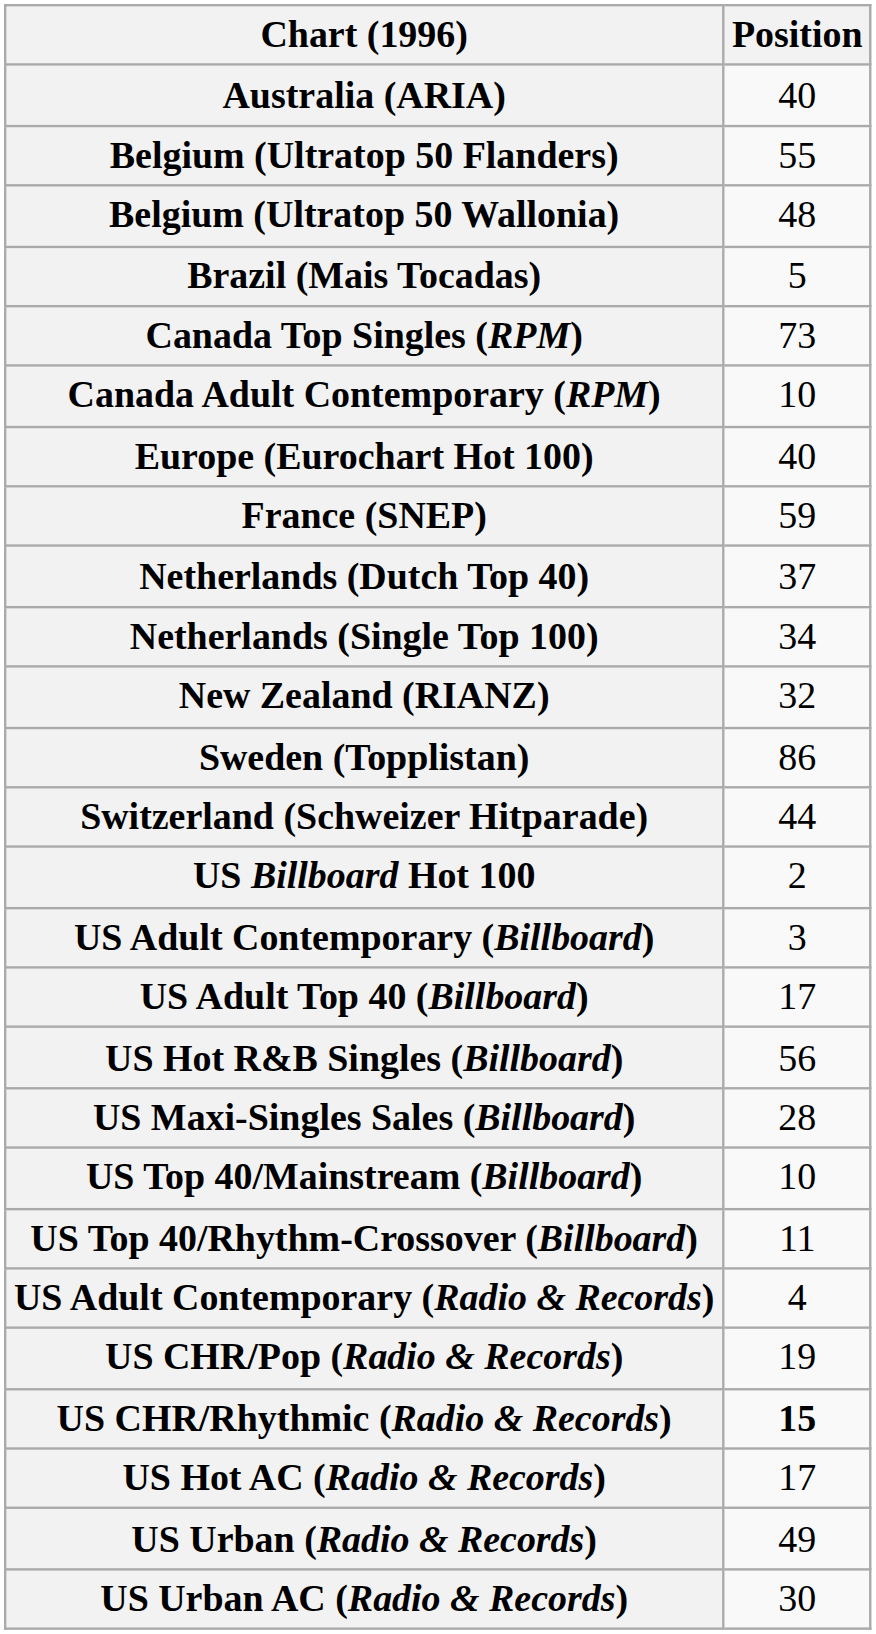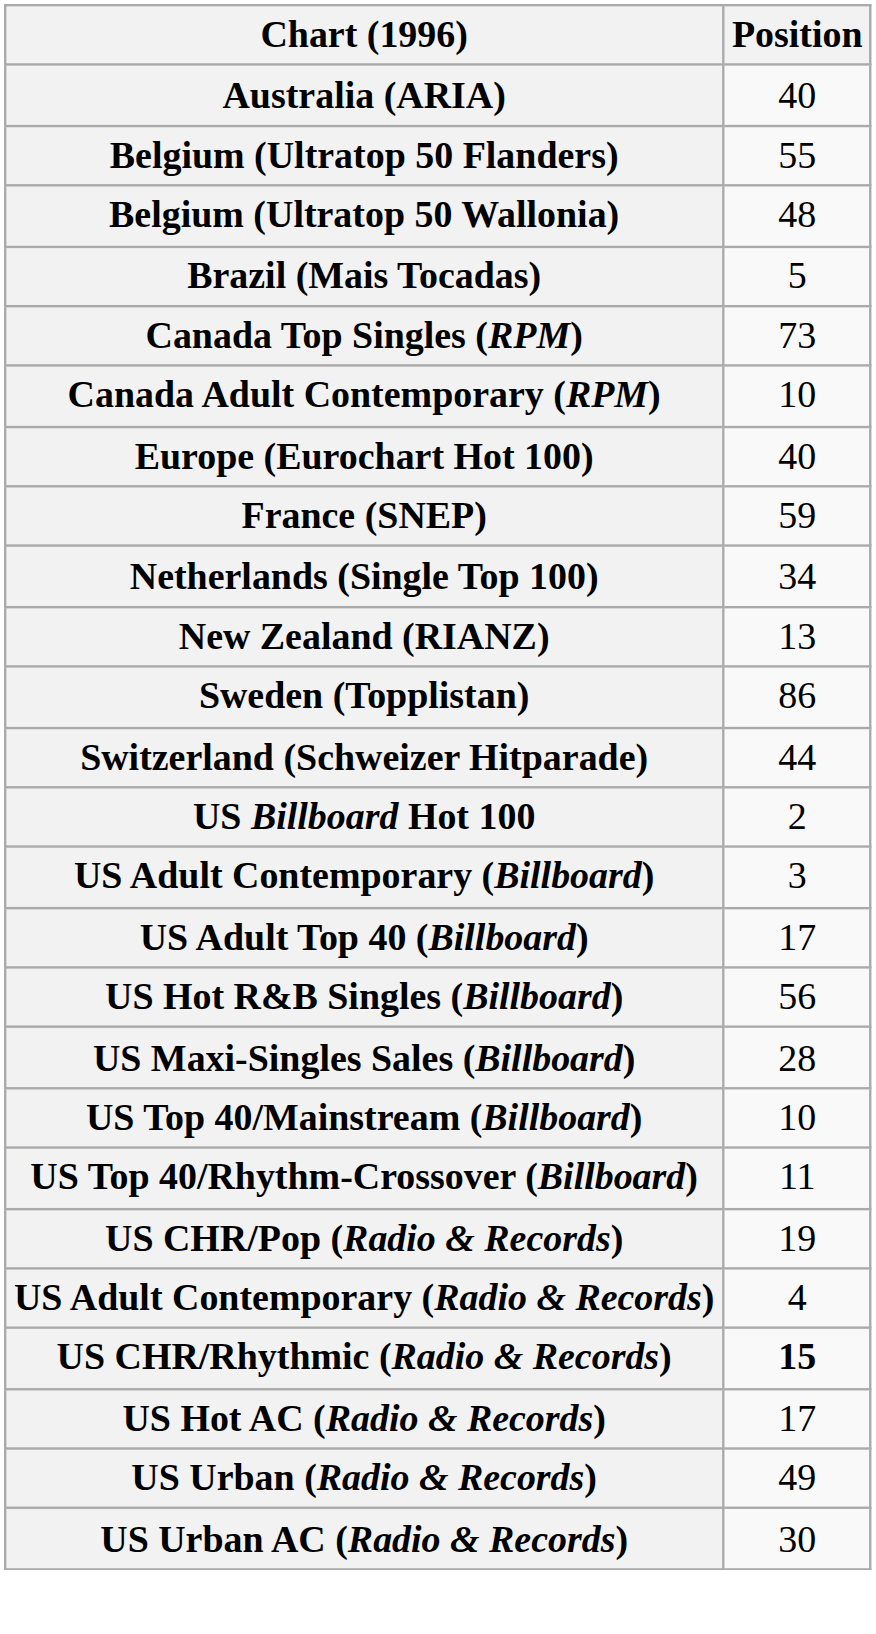- row: (364, 575)
(797, 696) 32 -> (797, 635) 13
rows swapped: (364, 1297) <-> (364, 1357)
